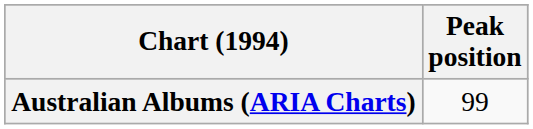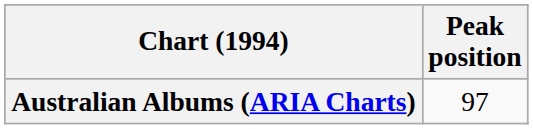(475, 100) 99 -> (475, 100) 97
